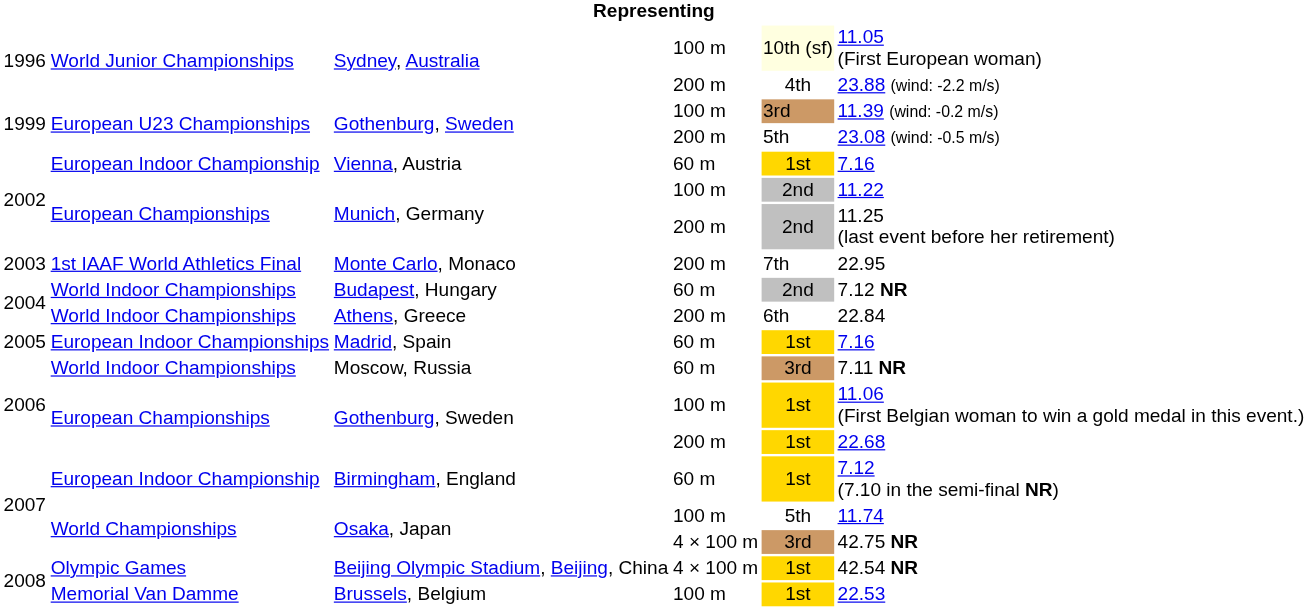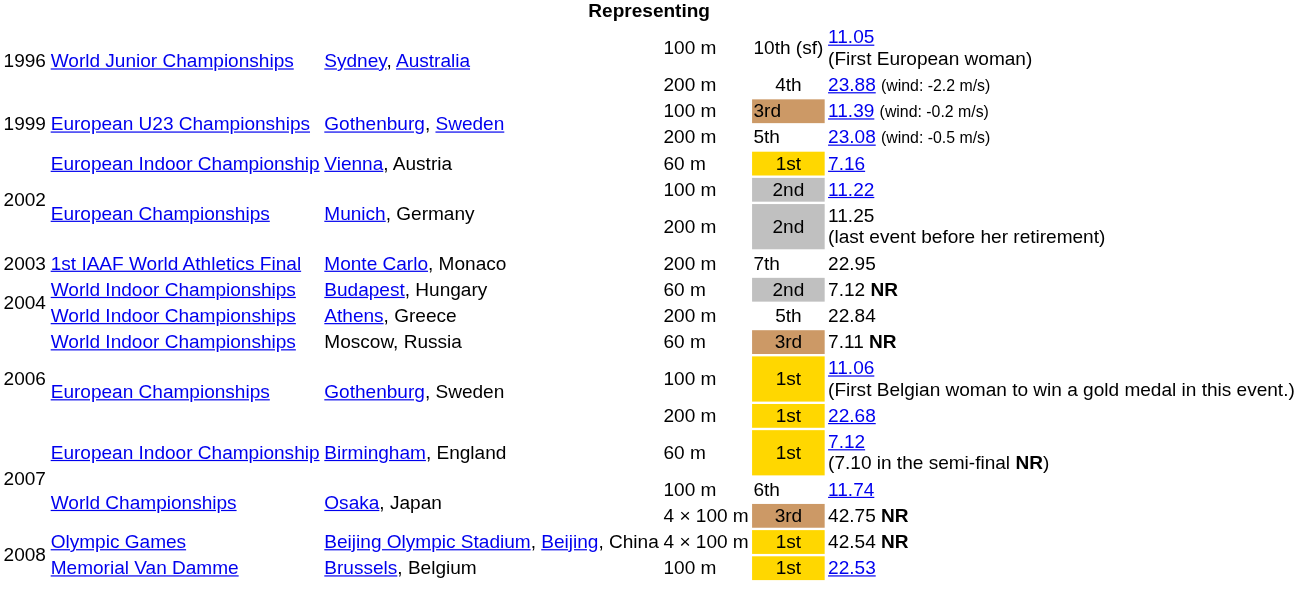(798, 48) lightyellow background -> (788, 48) no background
(776, 315) 6th -> (788, 315) 5th
- row: (393, 342)
(798, 515) 5th -> (767, 489) 6th
